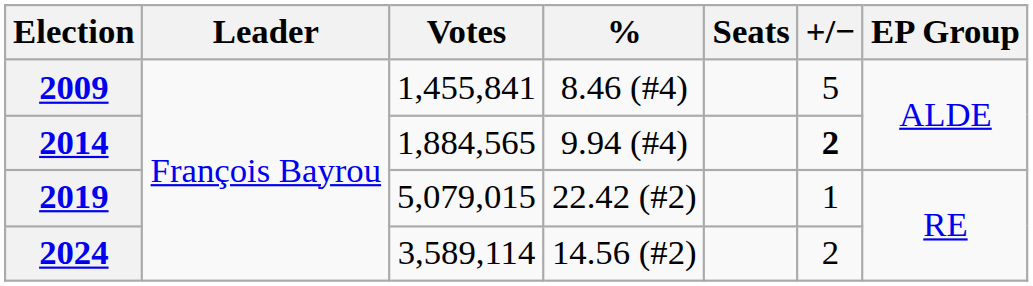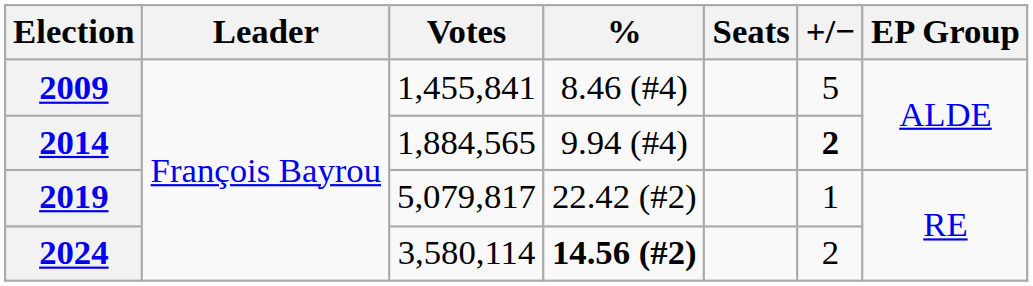(467, 197) 5,079,015 -> (467, 197) 5,079,817
(467, 252) 3,589,114 -> (467, 252) 3,580,114
(624, 252) normal -> (624, 252) bold
